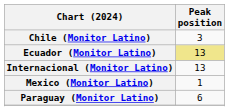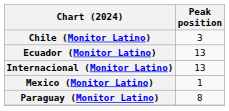(200, 53) khaki background -> (200, 53) no background
(200, 98) 6 -> (200, 98) 8
